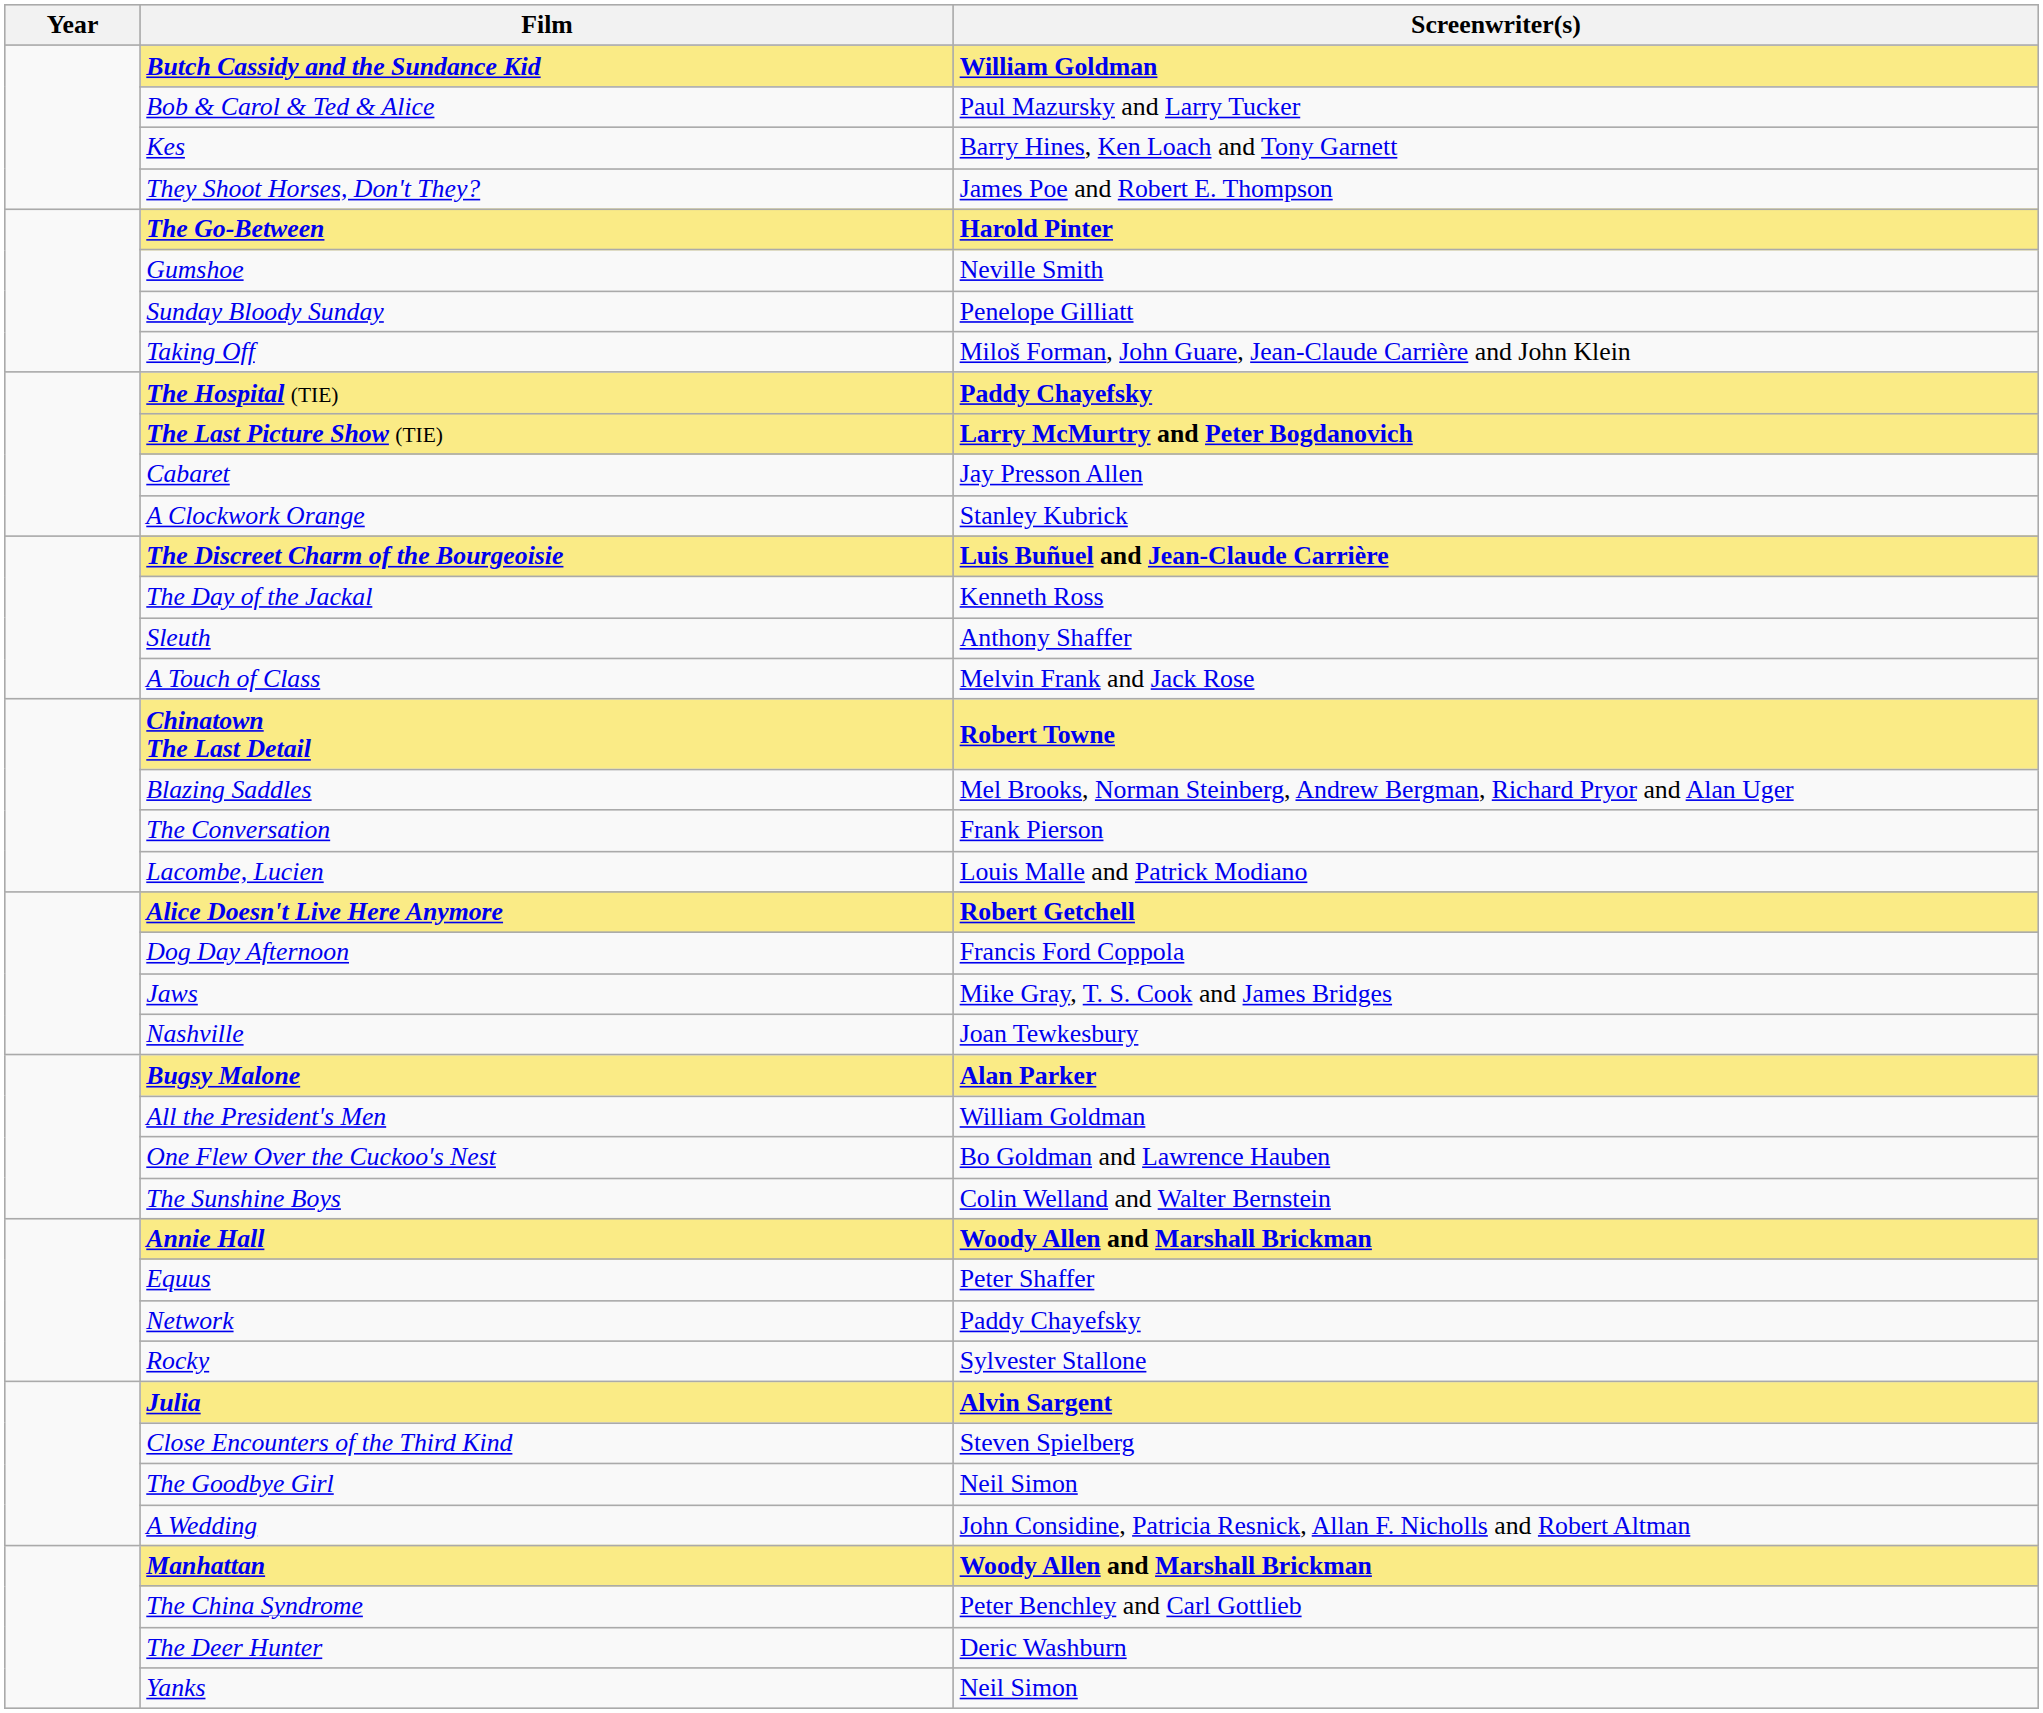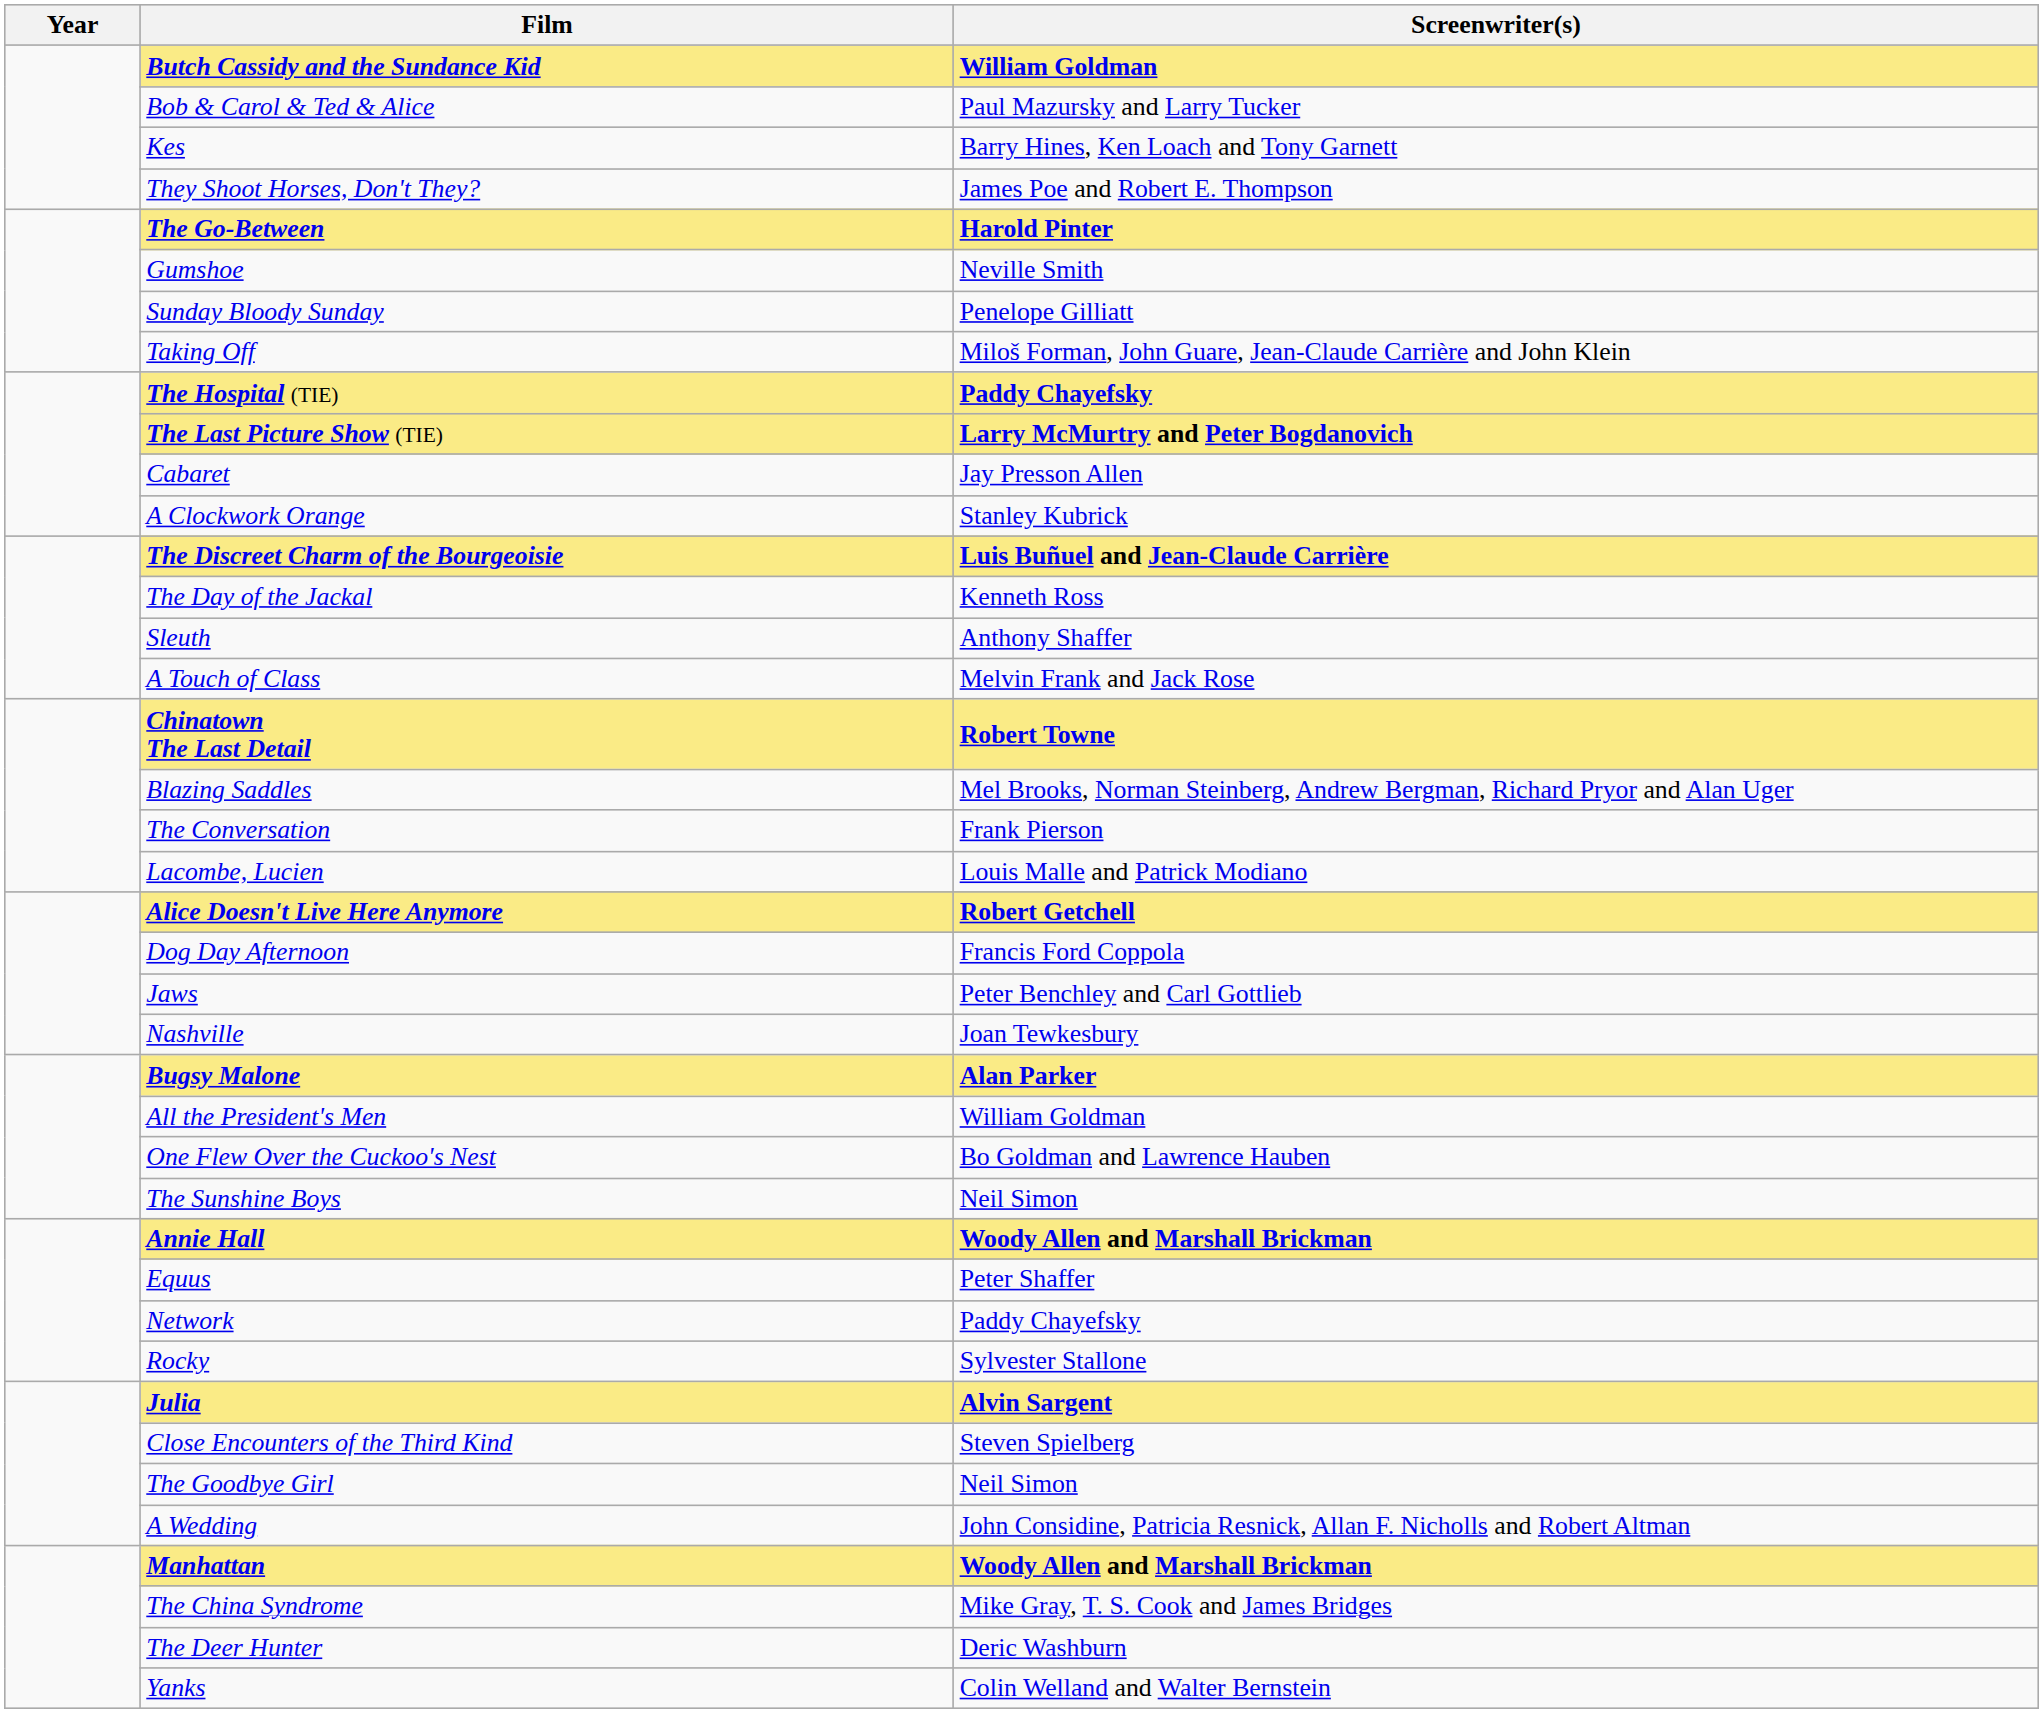(1176, 993) Mike Gray, T. S. Cook and James Bridges -> (1131, 993) Peter Benchley and Carl Gottlieb
(1145, 1197) Colin Welland and Walter Bernstein -> (1019, 1197) Neil Simon
(1131, 1606) Peter Benchley and Carl Gottlieb -> (1176, 1606) Mike Gray, T. S. Cook and James Bridges
(1019, 1688) Neil Simon -> (1145, 1688) Colin Welland and Walter Bernstein
